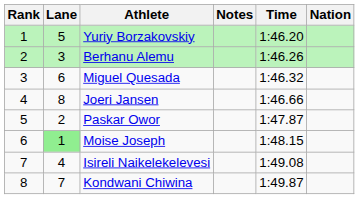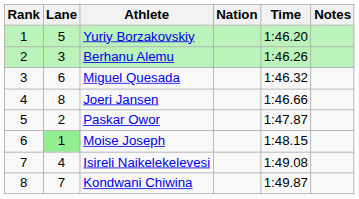columns swapped: (330, 15) <-> (235, 15)
